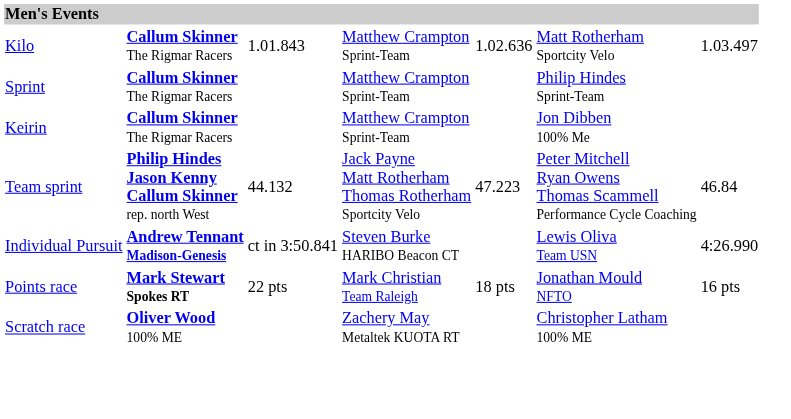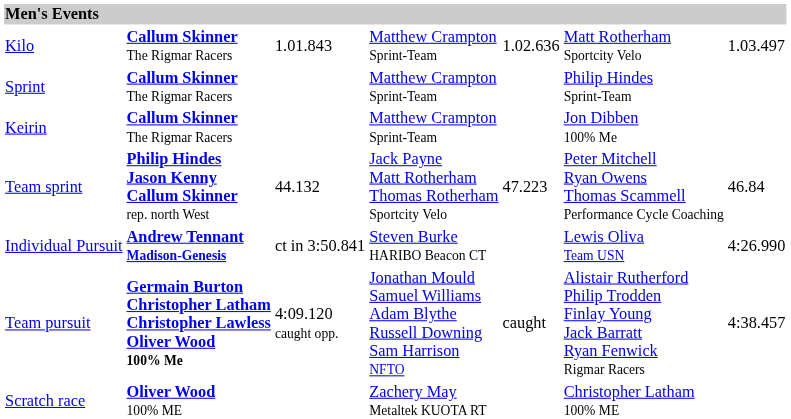+ row: (48, 323)
- row: (41, 286)
